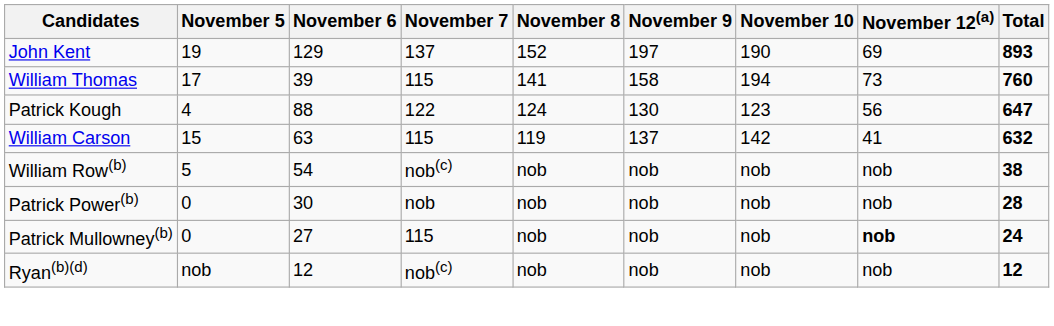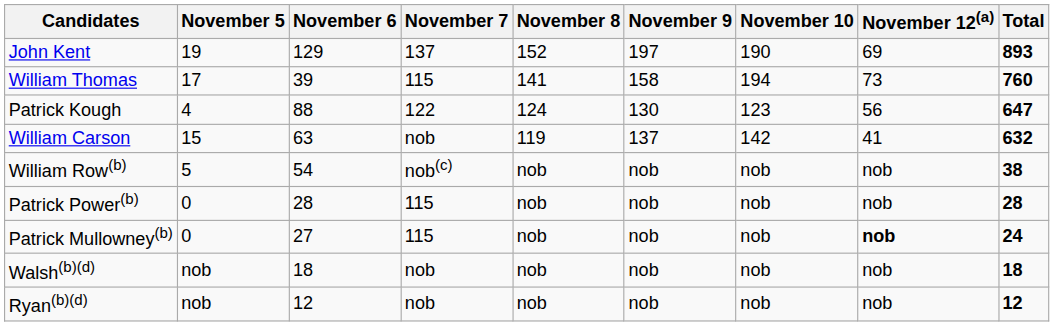(419, 138) 115 -> (420, 138) nob
(303, 203) 30 -> (303, 203) 28
(420, 203) nob -> (419, 203) 115
+ row: (52, 270)
(429, 270) nob(c) -> (420, 303) nob
